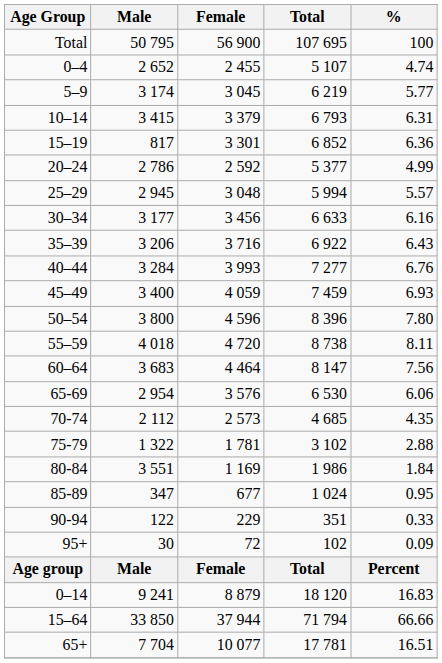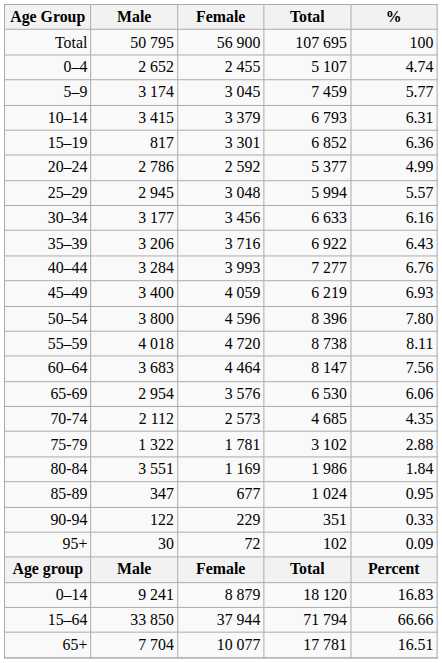(329, 92) 6 219 -> (329, 92) 7 459
(329, 293) 7 459 -> (329, 293) 6 219
